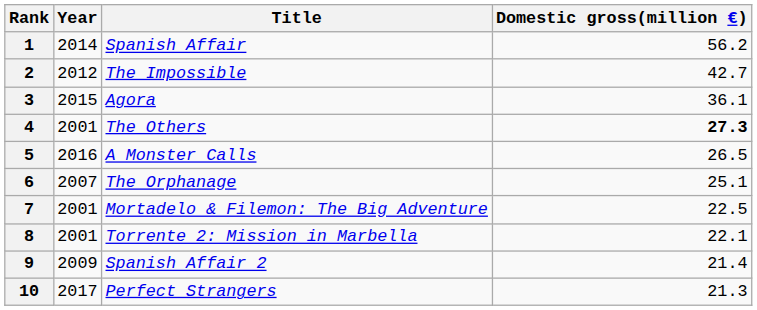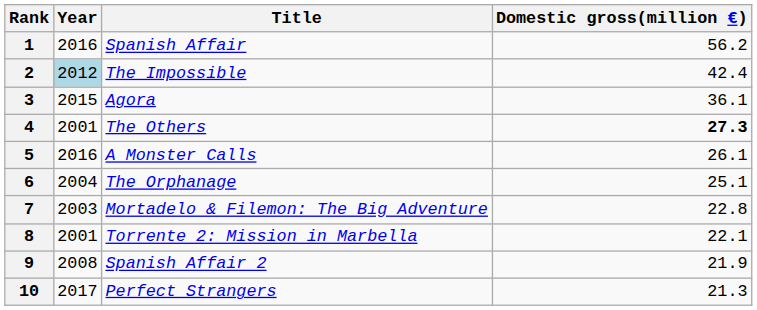(77, 46) 2014 -> (77, 46) 2016
(77, 73) no background -> (77, 73) lightblue background
(727, 73) 42.7 -> (727, 73) 42.4
(727, 155) 26.5 -> (727, 155) 26.1
(77, 182) 2007 -> (77, 182) 2004
(77, 210) 2001 -> (77, 210) 2003
(727, 210) 22.5 -> (727, 210) 22.8
(77, 264) 2009 -> (77, 264) 2008
(727, 264) 21.4 -> (727, 264) 21.9
